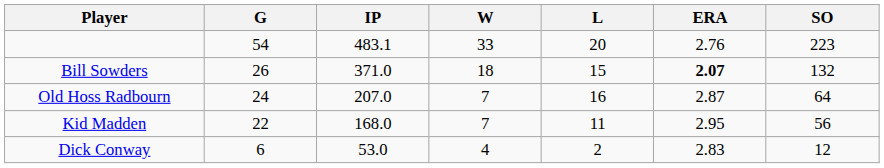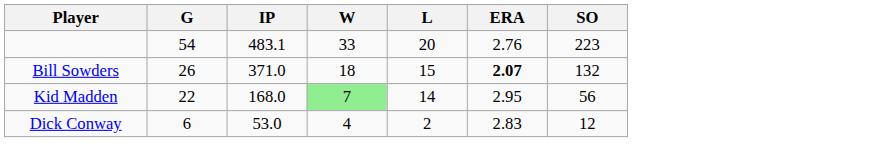- row: (104, 96)
(485, 123) no background -> (347, 96) lightgreen background
(598, 123) 11 -> (427, 96) 14
